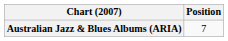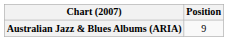(204, 28) 7 -> (204, 28) 9
